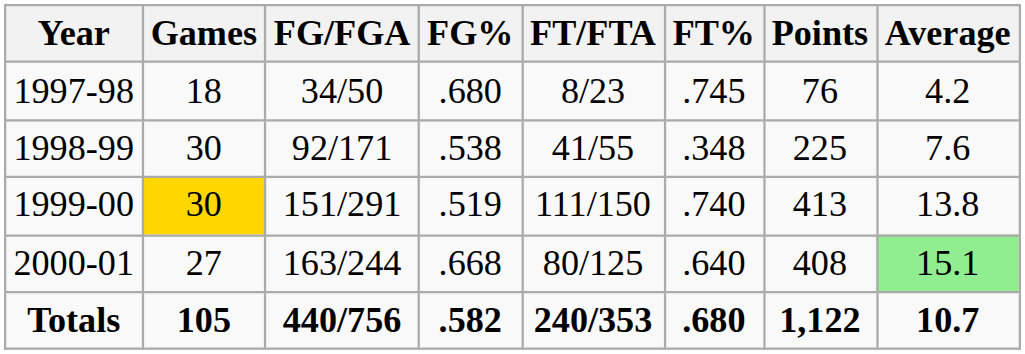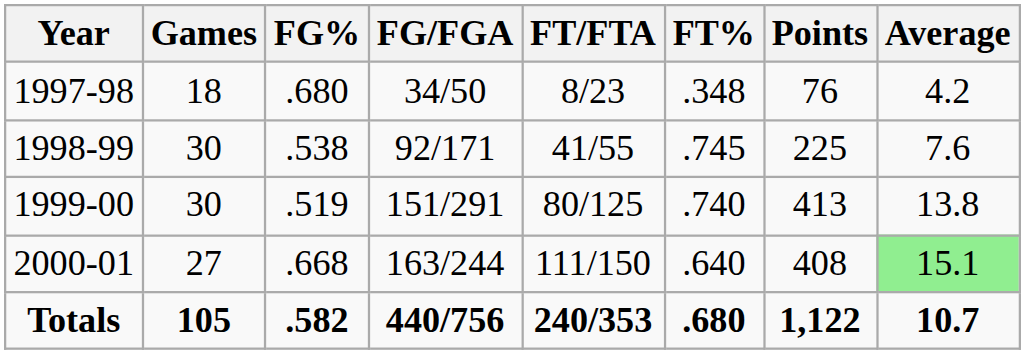columns swapped: (342, 33) <-> (470, 33)
(714, 90) .745 -> (714, 90) .348
(714, 147) .348 -> (714, 147) .745
(204, 205) gold background -> (204, 205) no background
(593, 205) 111/150 -> (593, 205) 80/125
(593, 262) 80/125 -> (593, 262) 111/150
